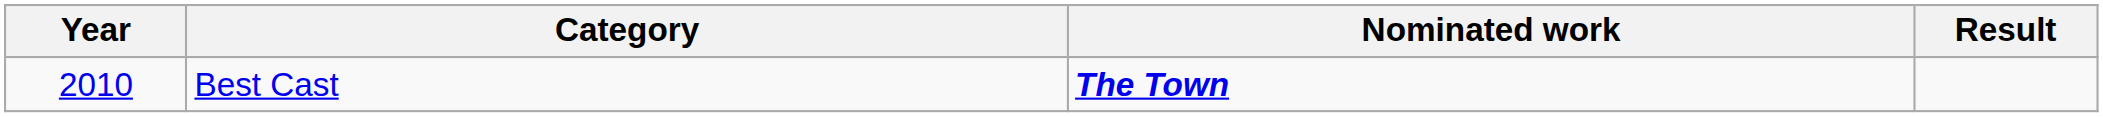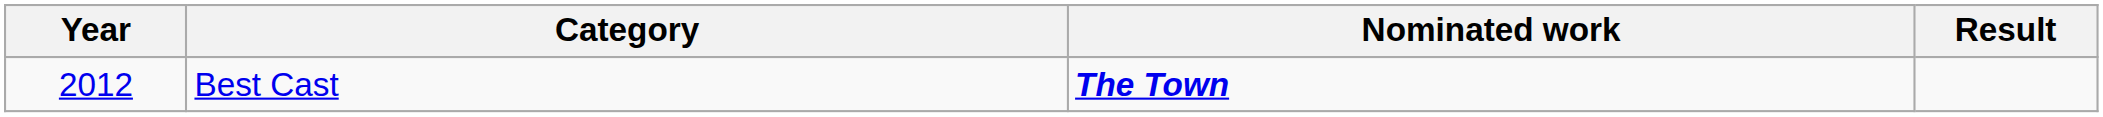(96, 83) 2010 -> (96, 83) 2012
